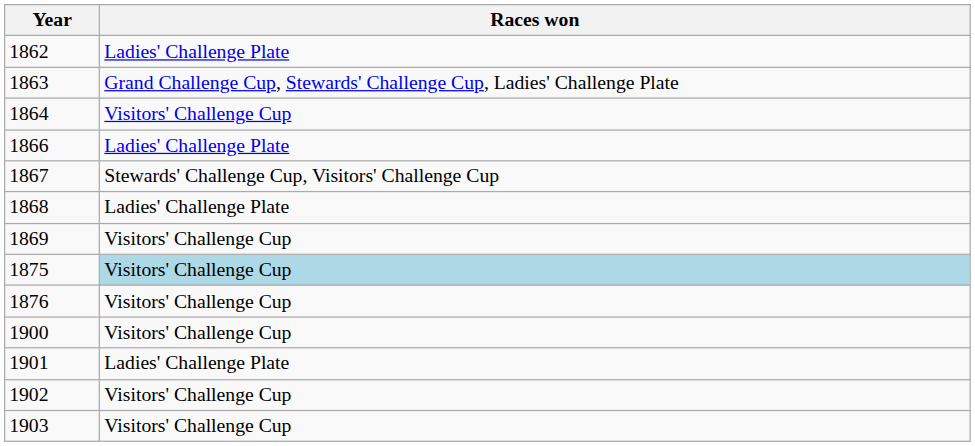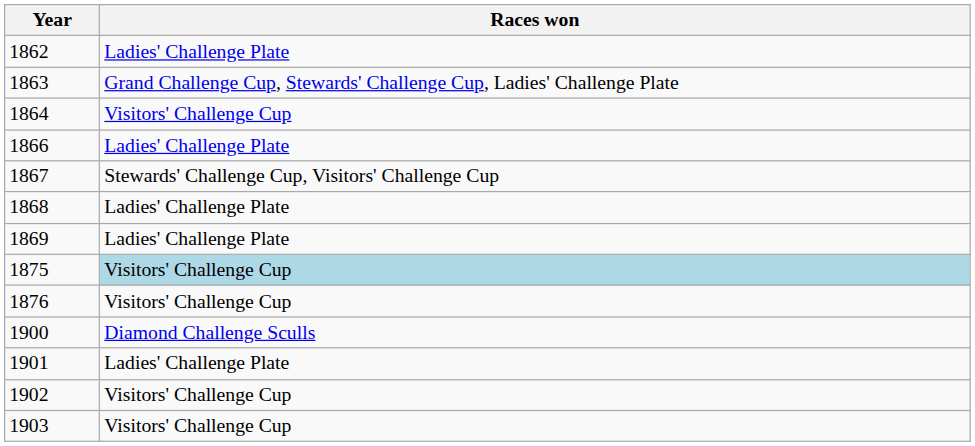(198, 238) Visitors' Challenge Cup -> (197, 238) Ladies' Challenge Plate
(198, 332) Visitors' Challenge Cup -> (210, 332) Diamond Challenge Sculls
